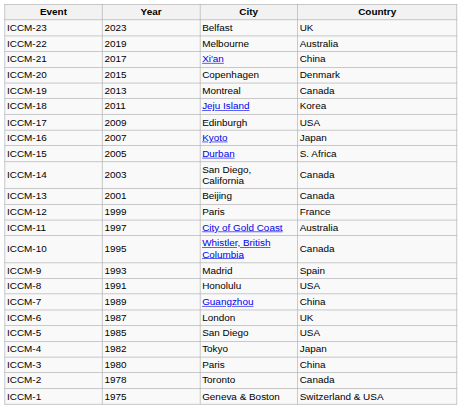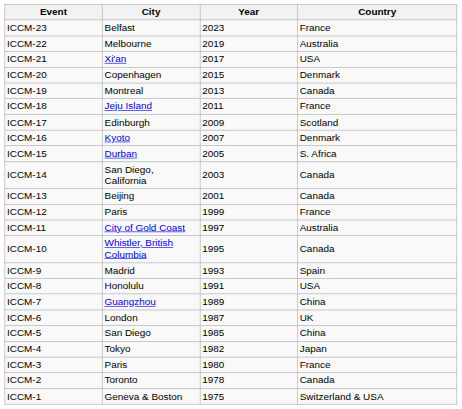columns swapped: (151, 12) <-> (249, 12)
(307, 28) UK -> (315, 28) France
(313, 60) China -> (310, 60) USA
(313, 107) Korea -> (315, 107) France
(310, 122) USA -> (319, 122) Scotland
(313, 138) Japan -> (320, 138) Denmark
(310, 334) USA -> (313, 334) China
(313, 365) China -> (315, 365) France
